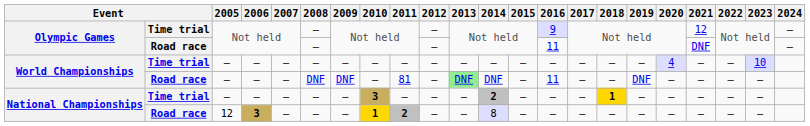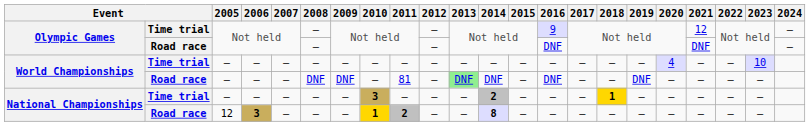(553, 46) 11 -> (553, 46) DNF
(553, 80) 11 -> (553, 80) DNF
(493, 113) normal -> (493, 113) bold
